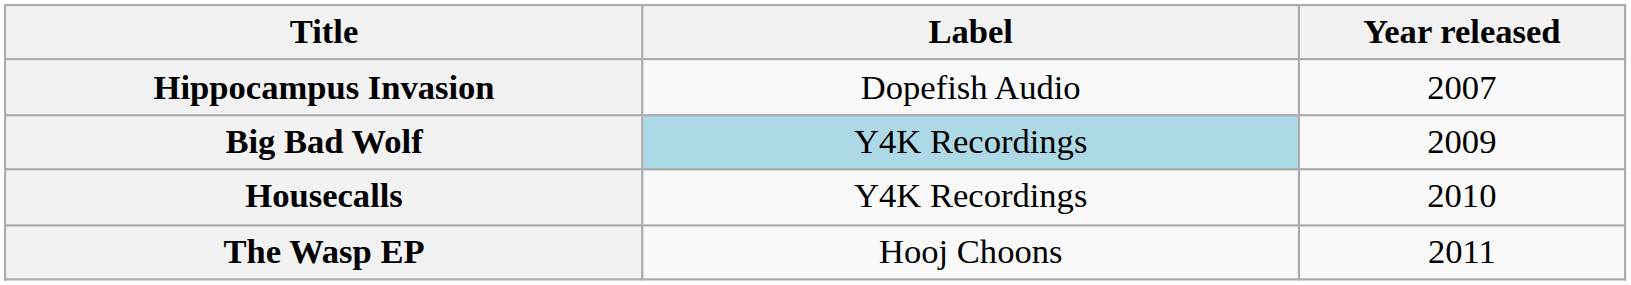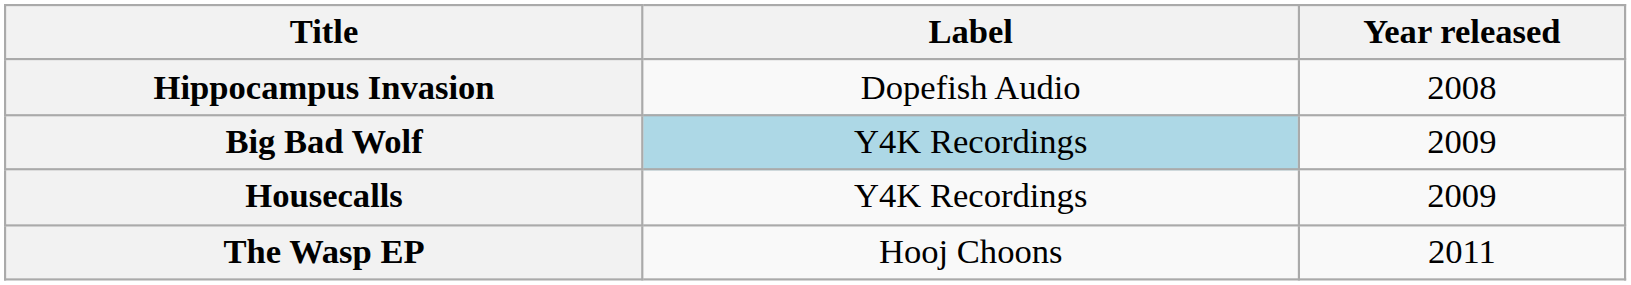(1462, 86) 2007 -> (1462, 86) 2008
(1462, 196) 2010 -> (1462, 196) 2009
